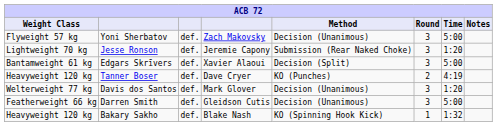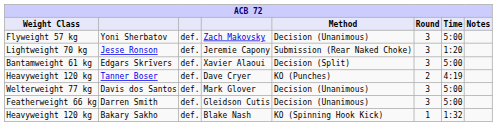(453, 90) 1:20 -> (453, 90) 5:00
